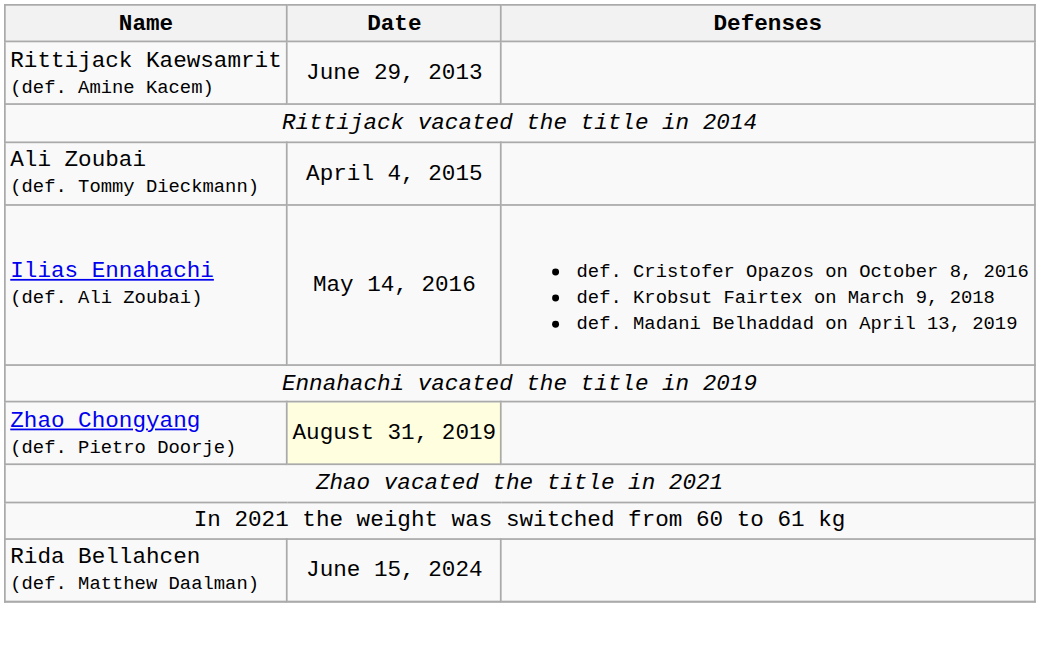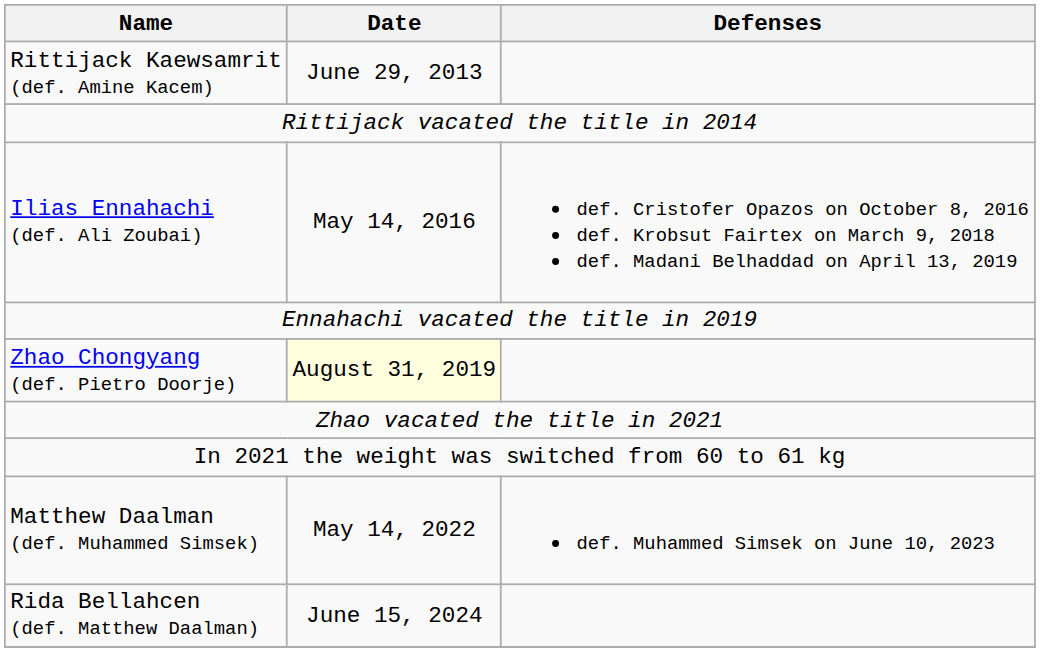- row: (135, 172)
+ row: (135, 529)
